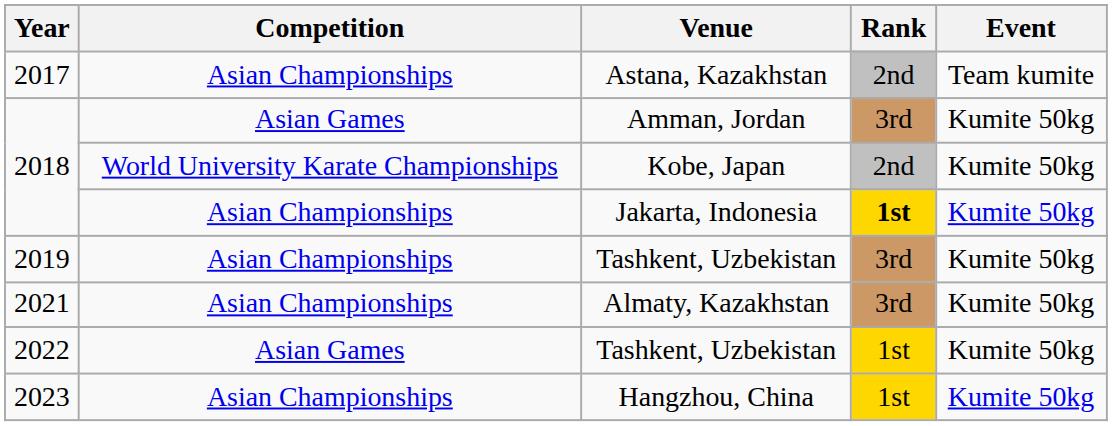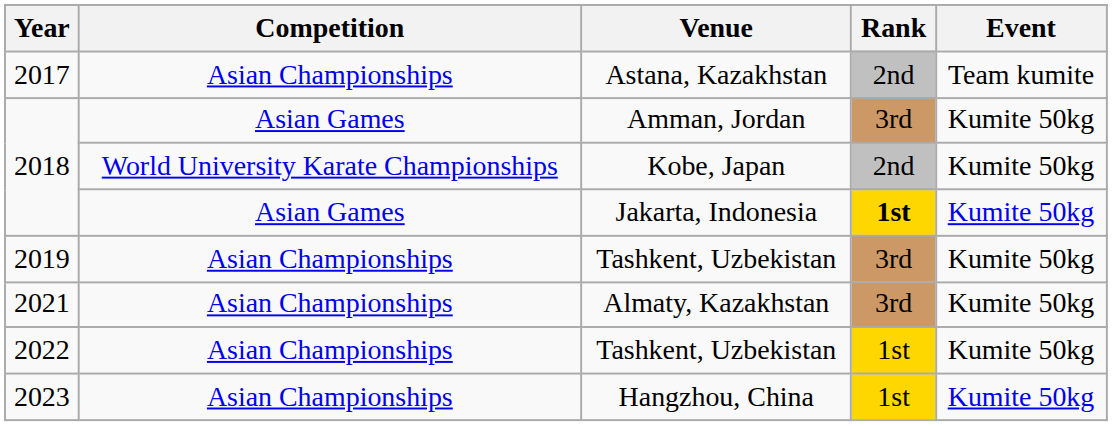(330, 212) Asian Championships -> (330, 212) Asian Games
(330, 350) Asian Games -> (330, 350) Asian Championships
